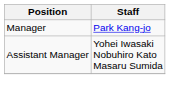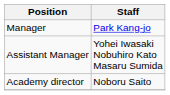+ row: (45, 81)
